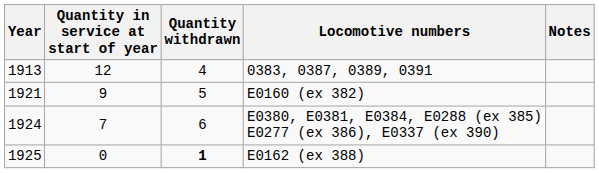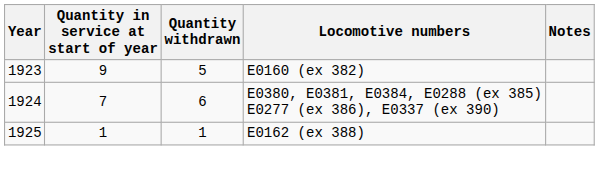- row: (340, 71)
(25, 94) 1921 -> (25, 71) 1923
(103, 156) 0 -> (103, 133) 1
(202, 156) bold -> (202, 133) normal
